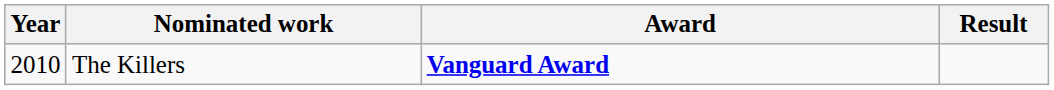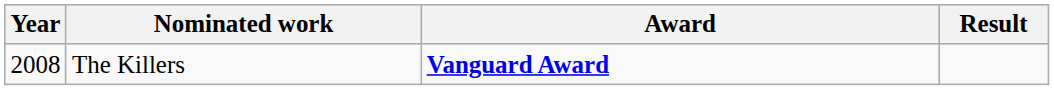(35, 63) 2010 -> (35, 63) 2008
